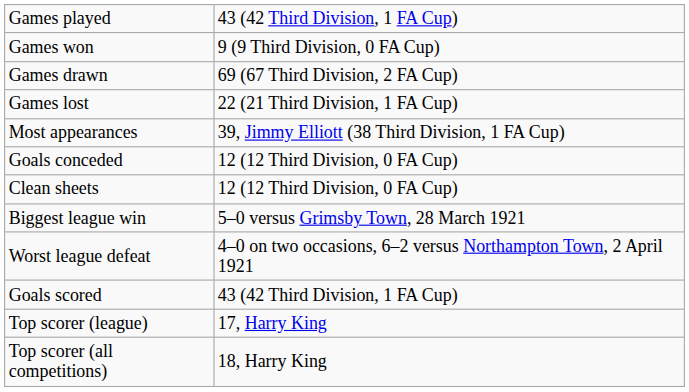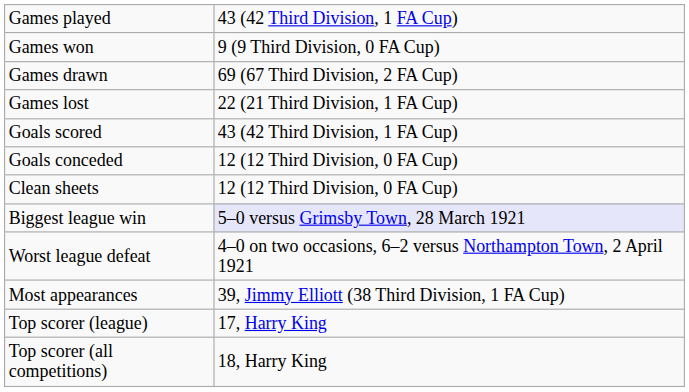rows swapped: (55, 294) <-> (73, 132)
(372, 217) no background -> (372, 217) lavender background
